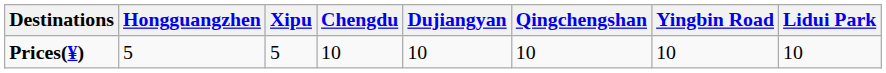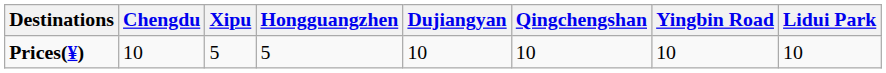columns swapped: (360, 20) <-> (192, 20)
